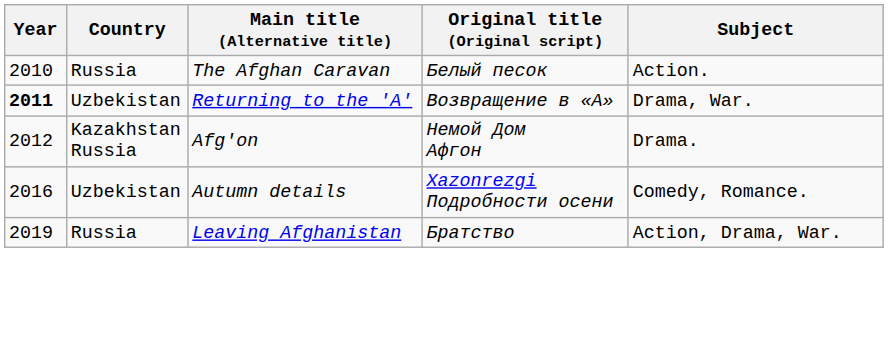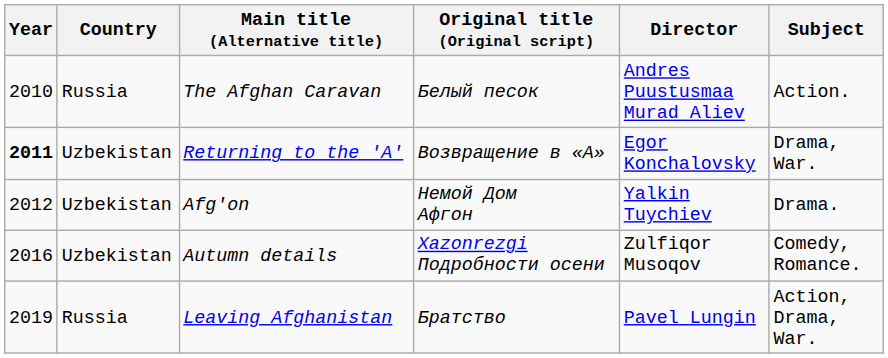+ column: (694, 30)
(126, 141) Kazakhstan Russia -> (117, 204) Uzbekistan
